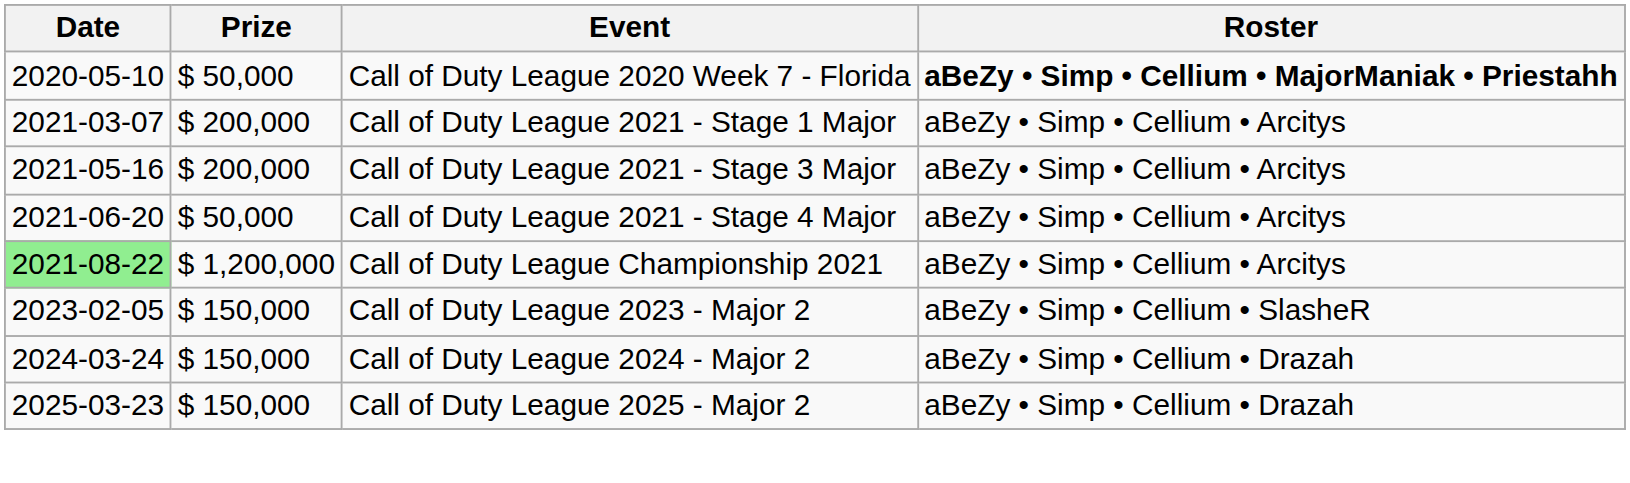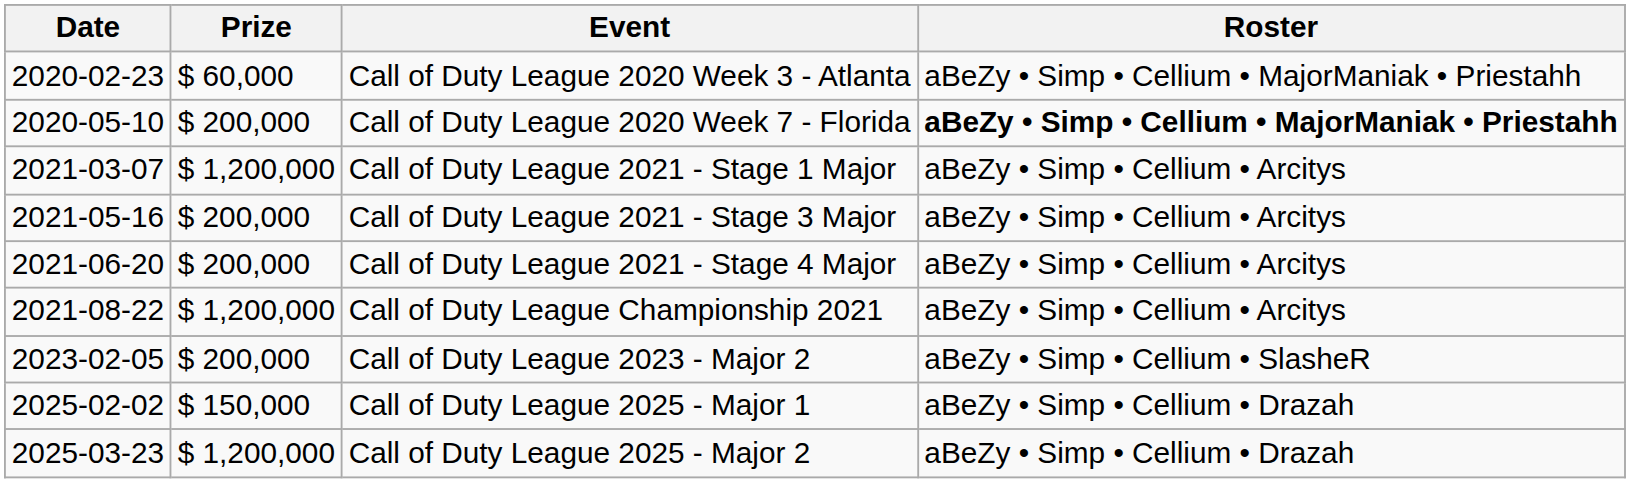+ row: (630, 75)
(236, 75) $ 50,000 -> (244, 122) $ 200,000
(244, 122) $ 200,000 -> (256, 169) $ 1,200,000
(236, 216) $ 50,000 -> (244, 264) $ 200,000
(88, 264) lightgreen background -> (88, 311) no background
(244, 311) $ 150,000 -> (244, 358) $ 200,000
- row: (579, 358)
+ row: (579, 405)
(244, 405) $ 150,000 -> (256, 452) $ 1,200,000
